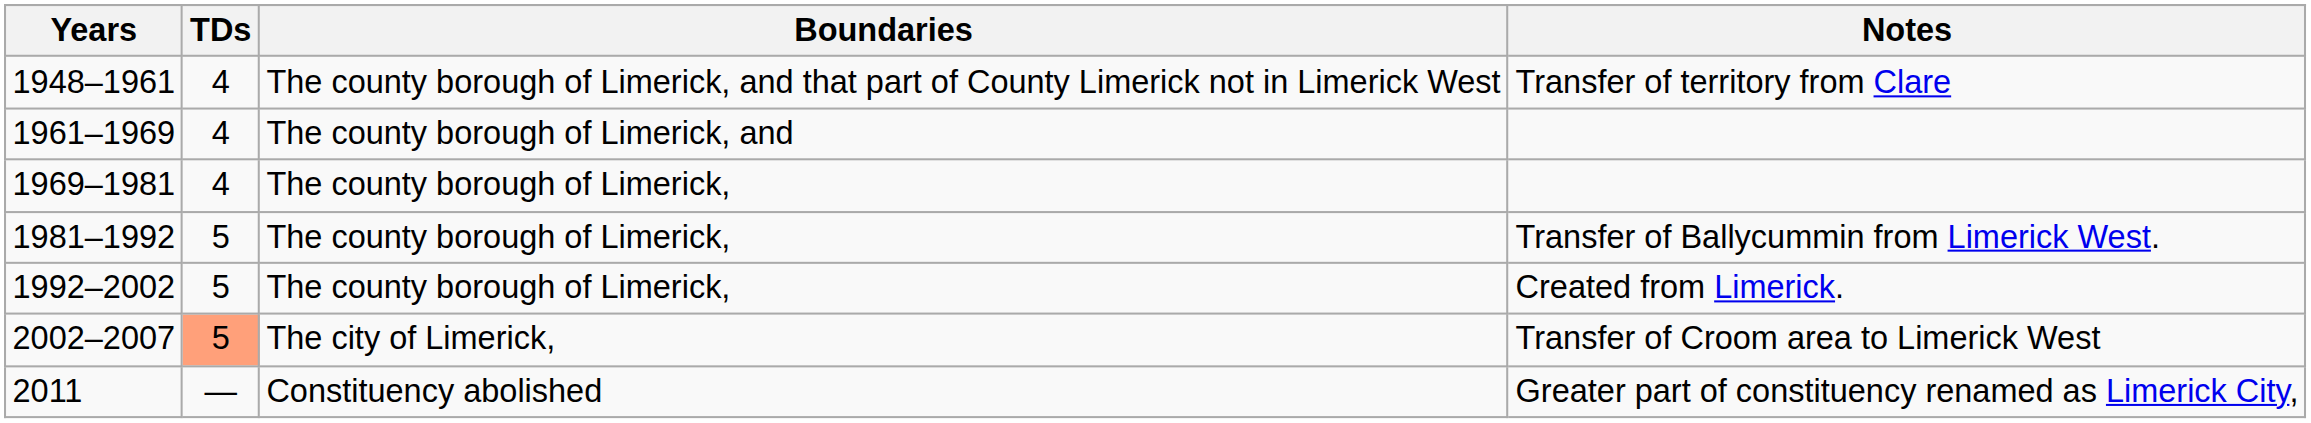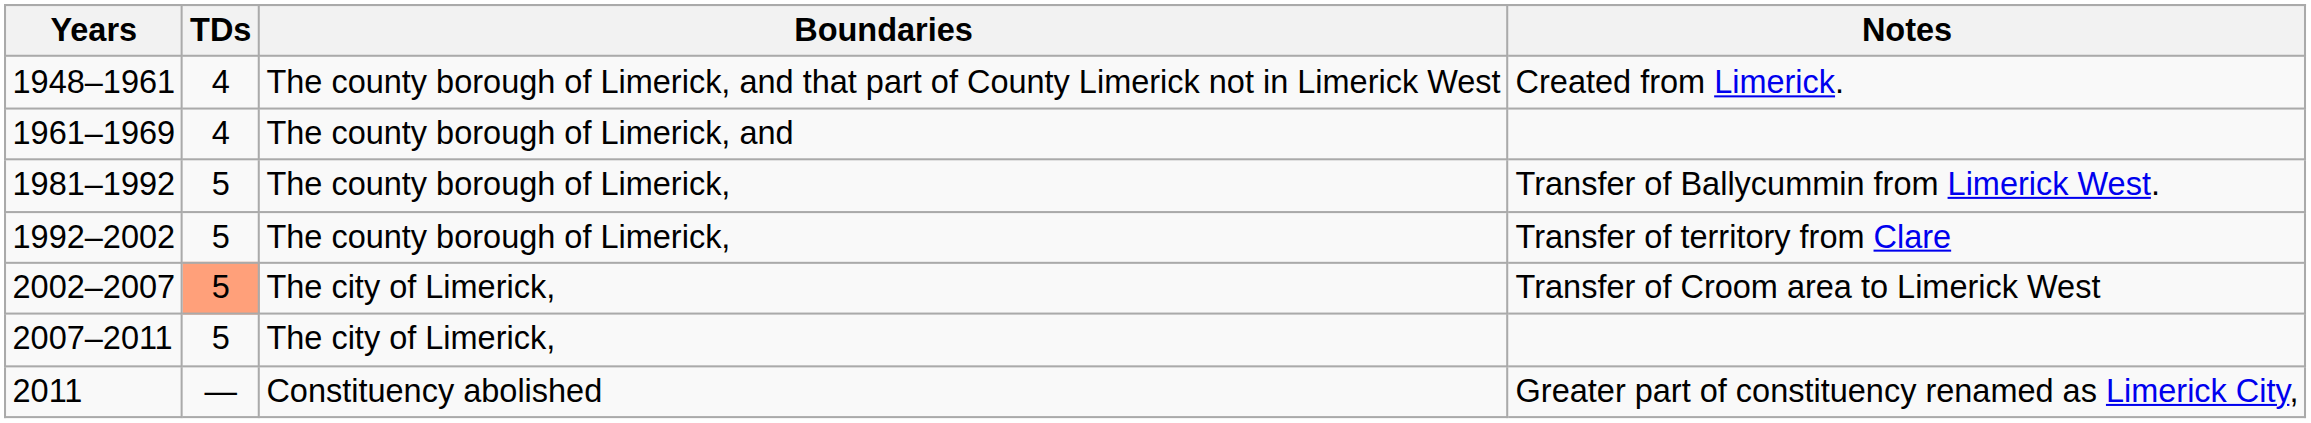(1733, 81) Transfer of territory from Clare -> (1680, 81) Created from Limerick.
- row: (94, 184)
(1680, 287) Created from Limerick. -> (1733, 236) Transfer of territory from Clare
+ row: (93, 339)
